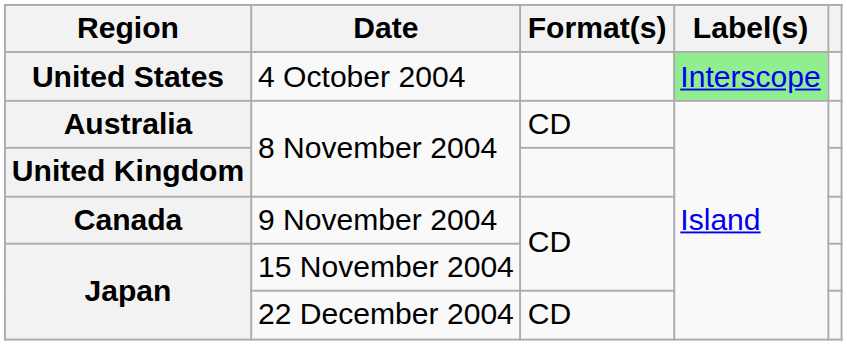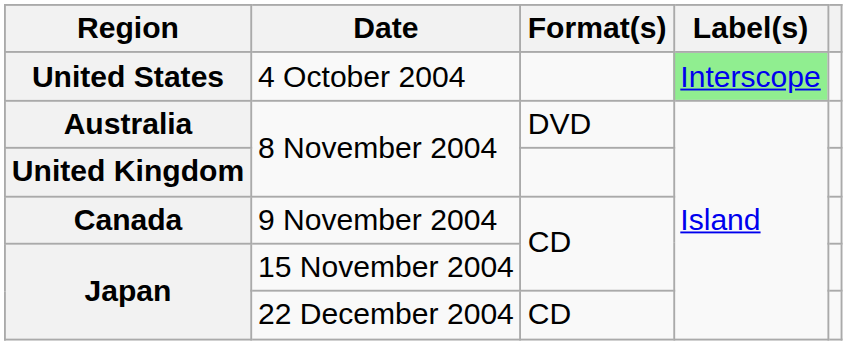(549, 123) CD -> (559, 123) DVD
